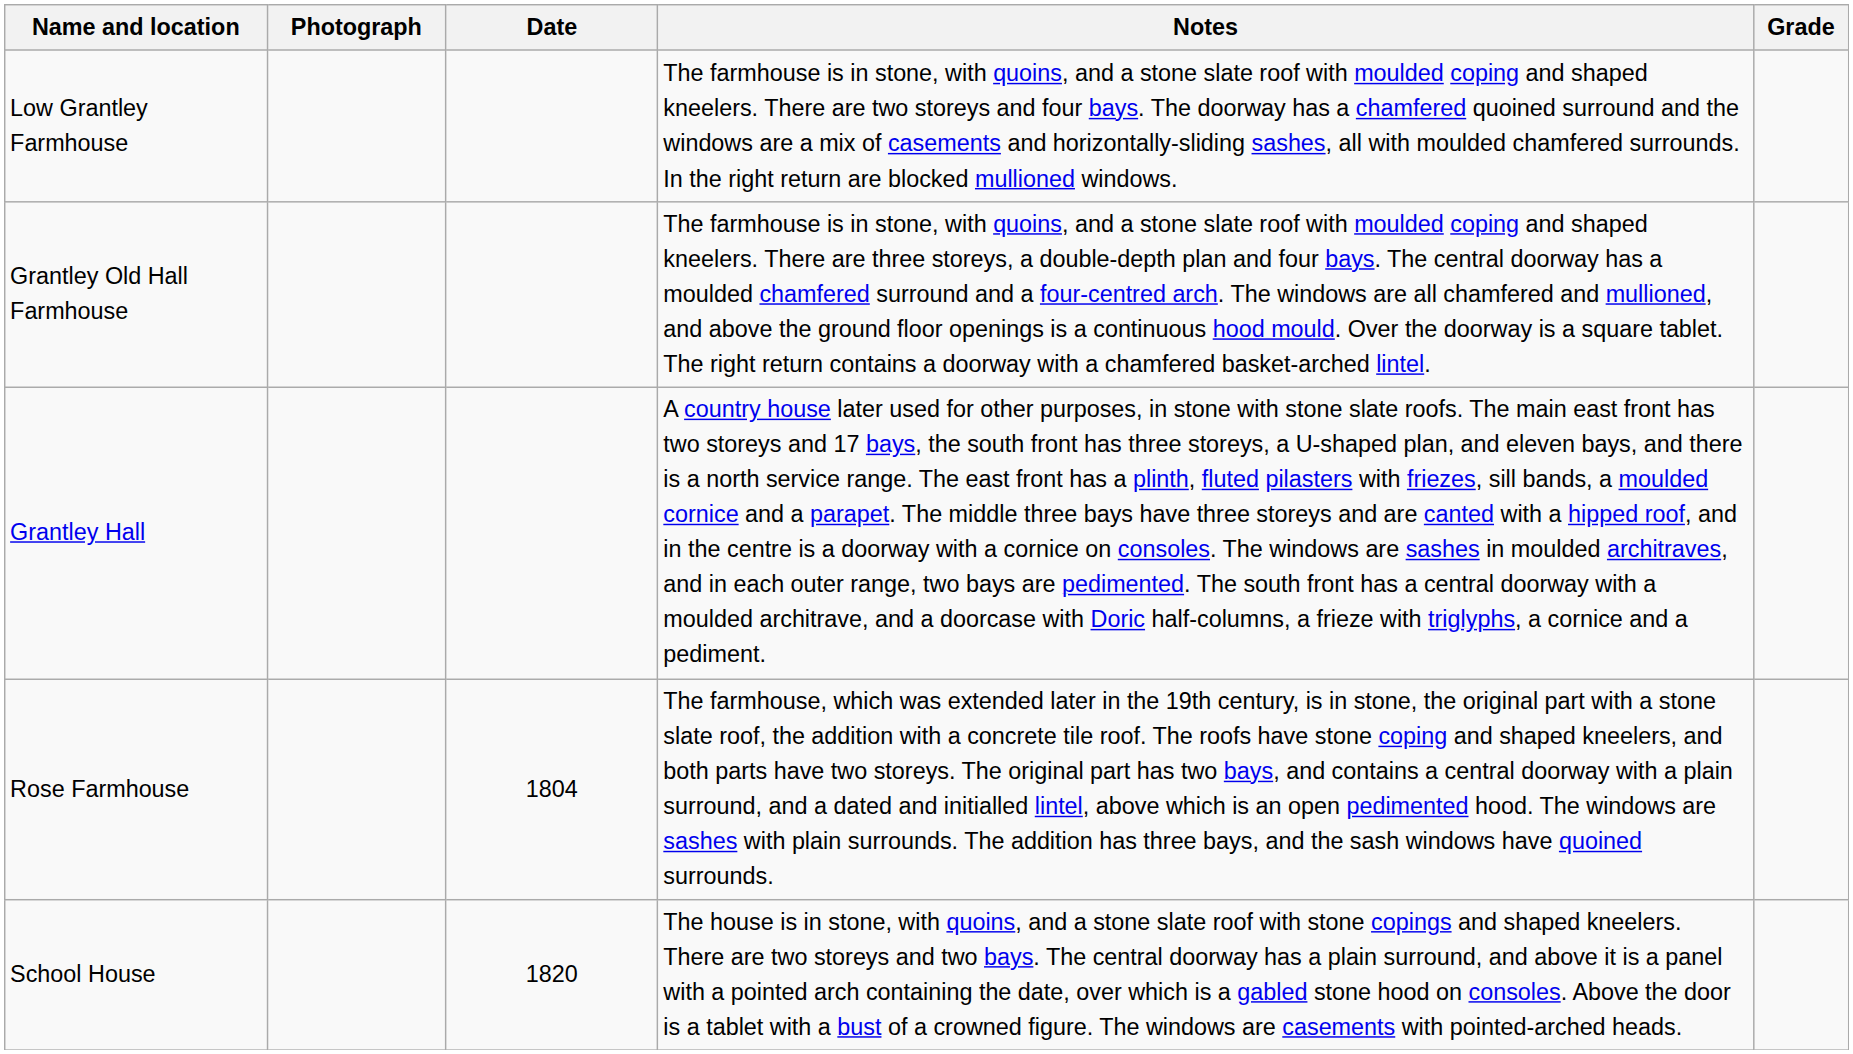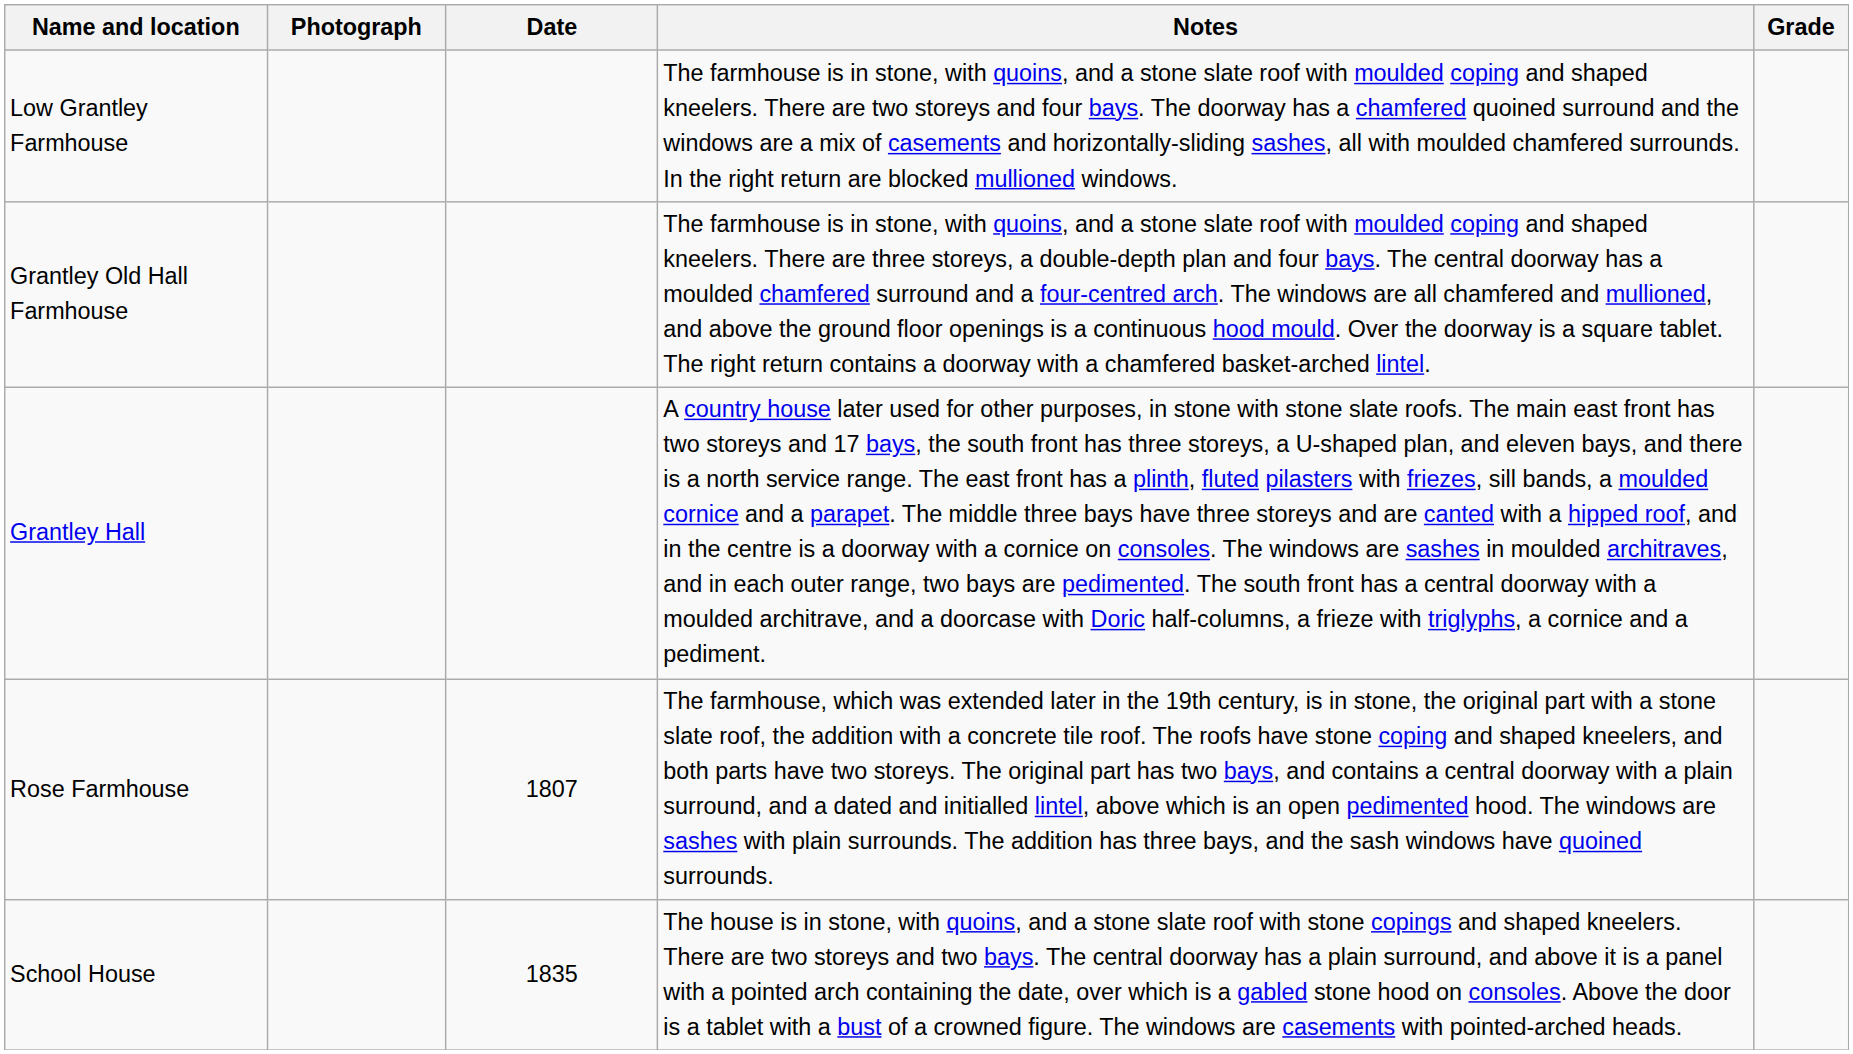(552, 788) 1804 -> (552, 788) 1807
(552, 974) 1820 -> (552, 974) 1835
